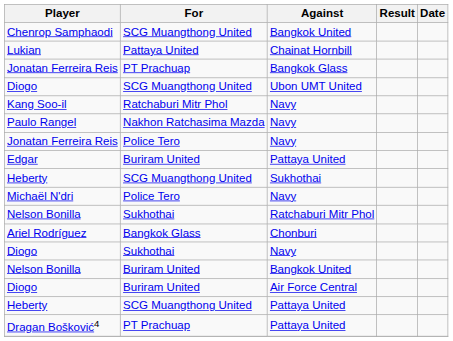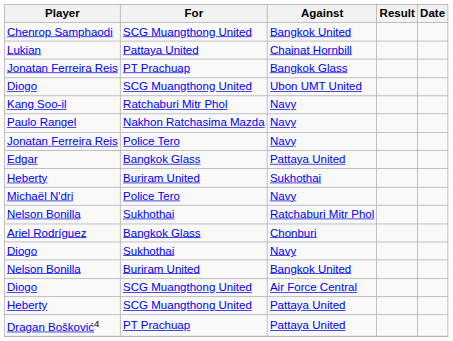(162, 159) Buriram United -> (162, 159) Bangkok Glass
(187, 178) SCG Muangthong United -> (162, 178) Buriram United
(162, 287) Buriram United -> (187, 287) SCG Muangthong United
